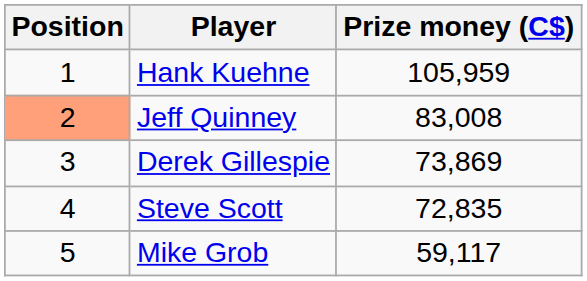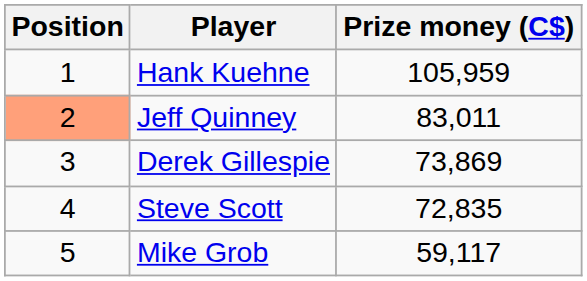(459, 117) 83,008 -> (459, 117) 83,011
